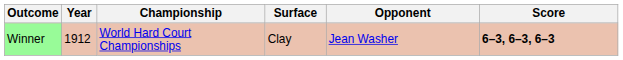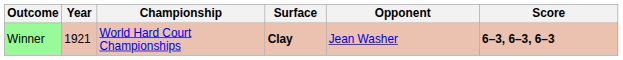(78, 39) 1912 -> (78, 39) 1921
(280, 39) normal -> (280, 39) bold
